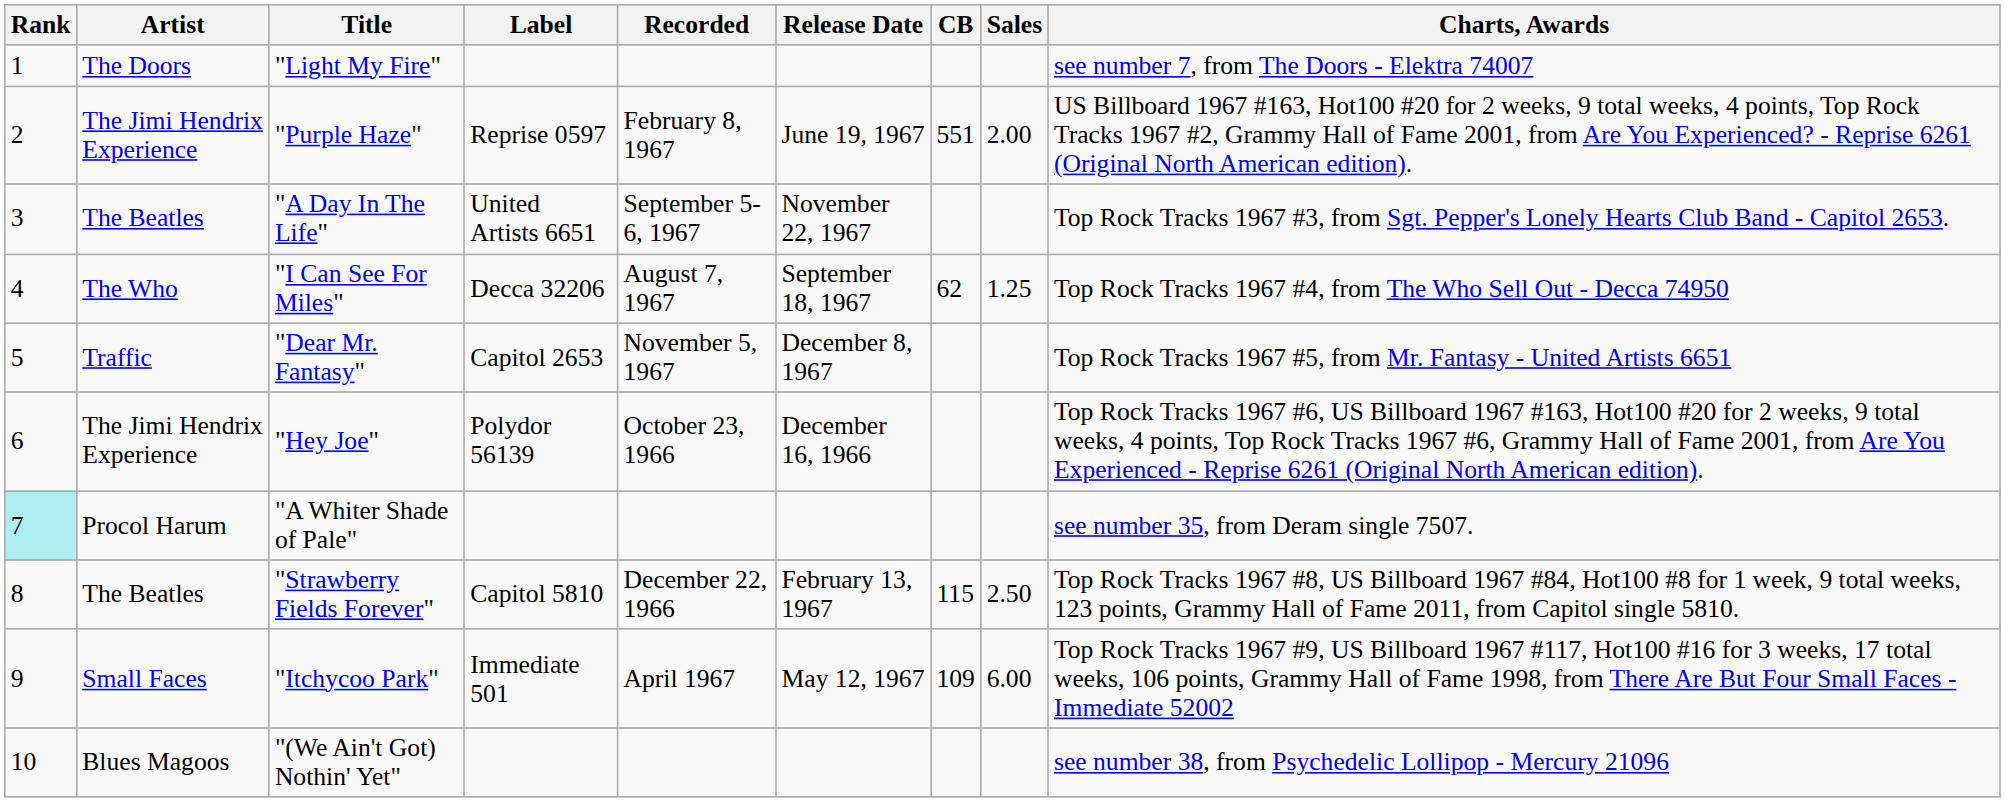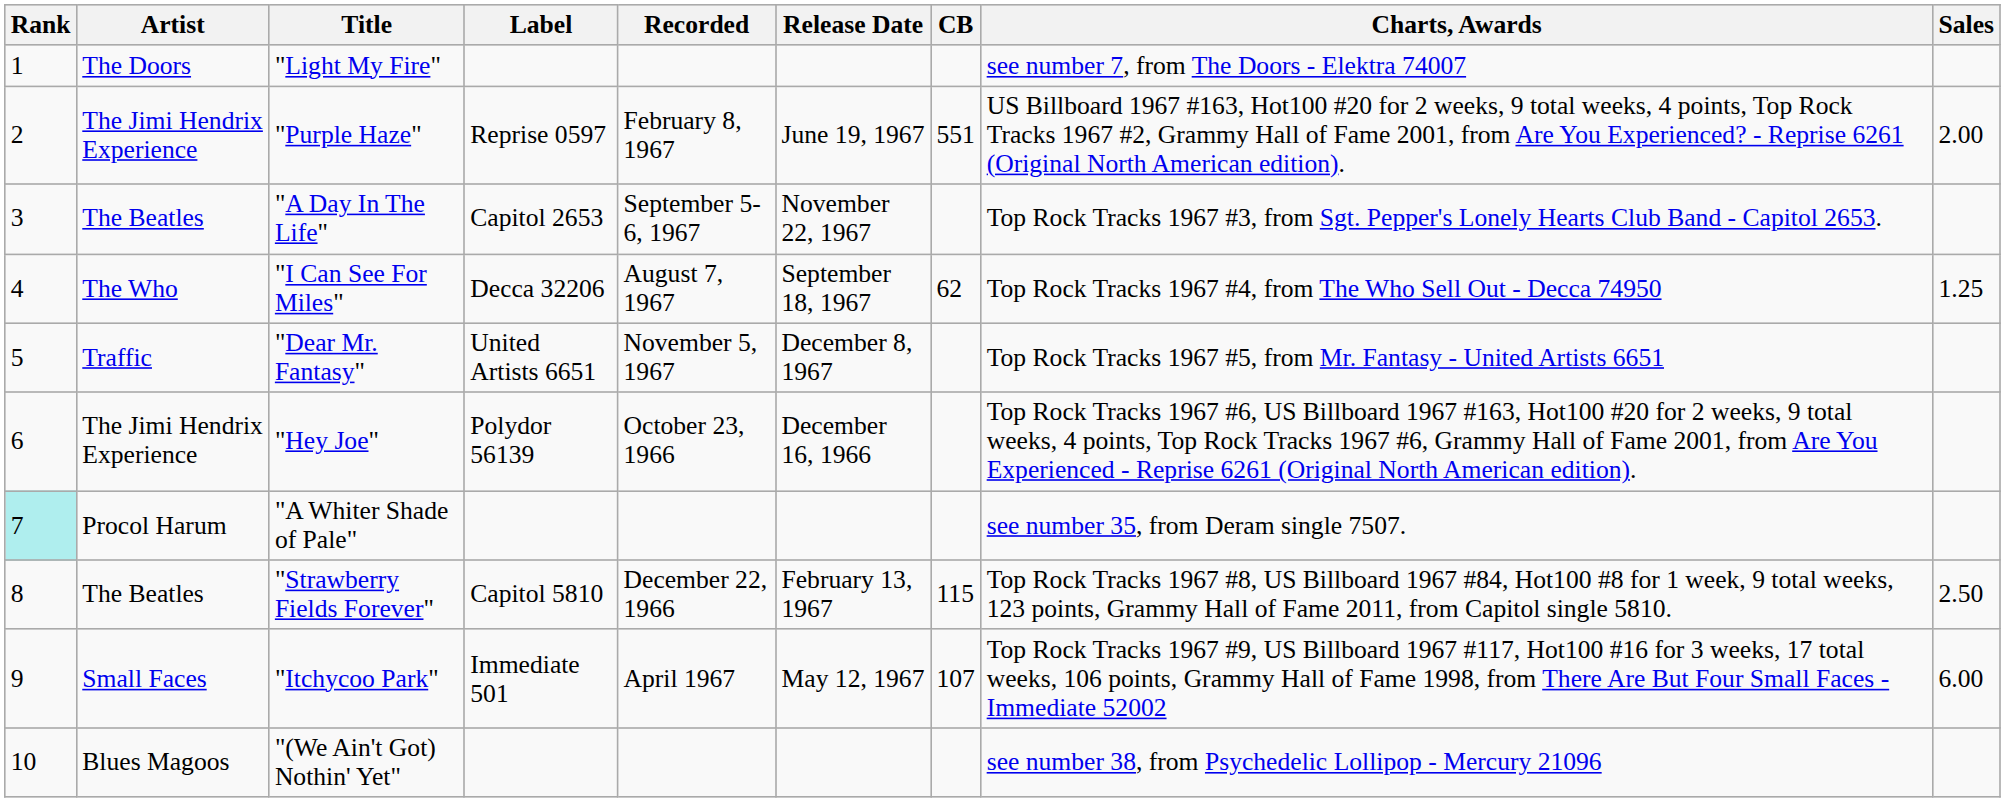columns swapped: (1014, 24) <-> (1524, 24)
(533, 218) United Artists 6651 -> (537, 218) Capitol 2653
(537, 357) Capitol 2653 -> (533, 357) United Artists 6651
(956, 678) 109 -> (956, 678) 107
